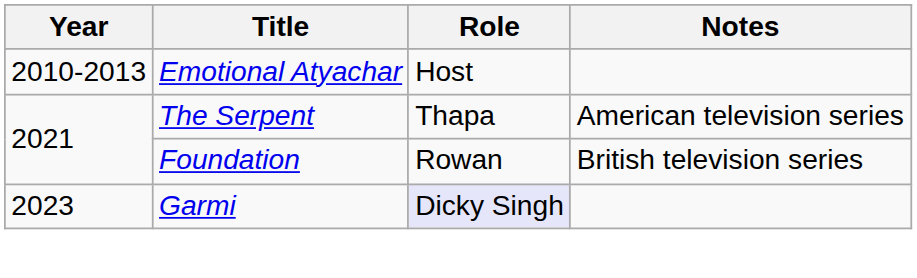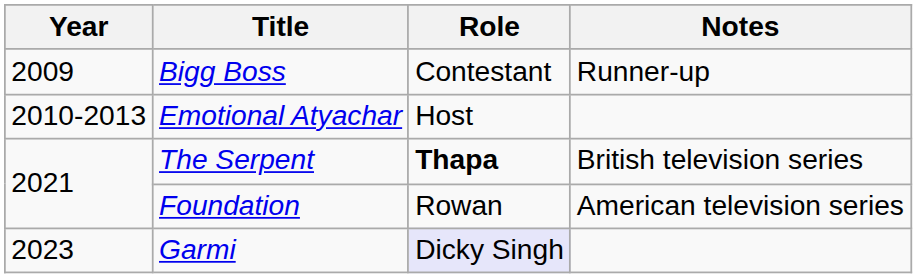+ row: (222, 71)
(455, 116) normal -> (457, 160) bold
(740, 116) American television series -> (720, 160) British television series
(720, 160) British television series -> (740, 205) American television series
